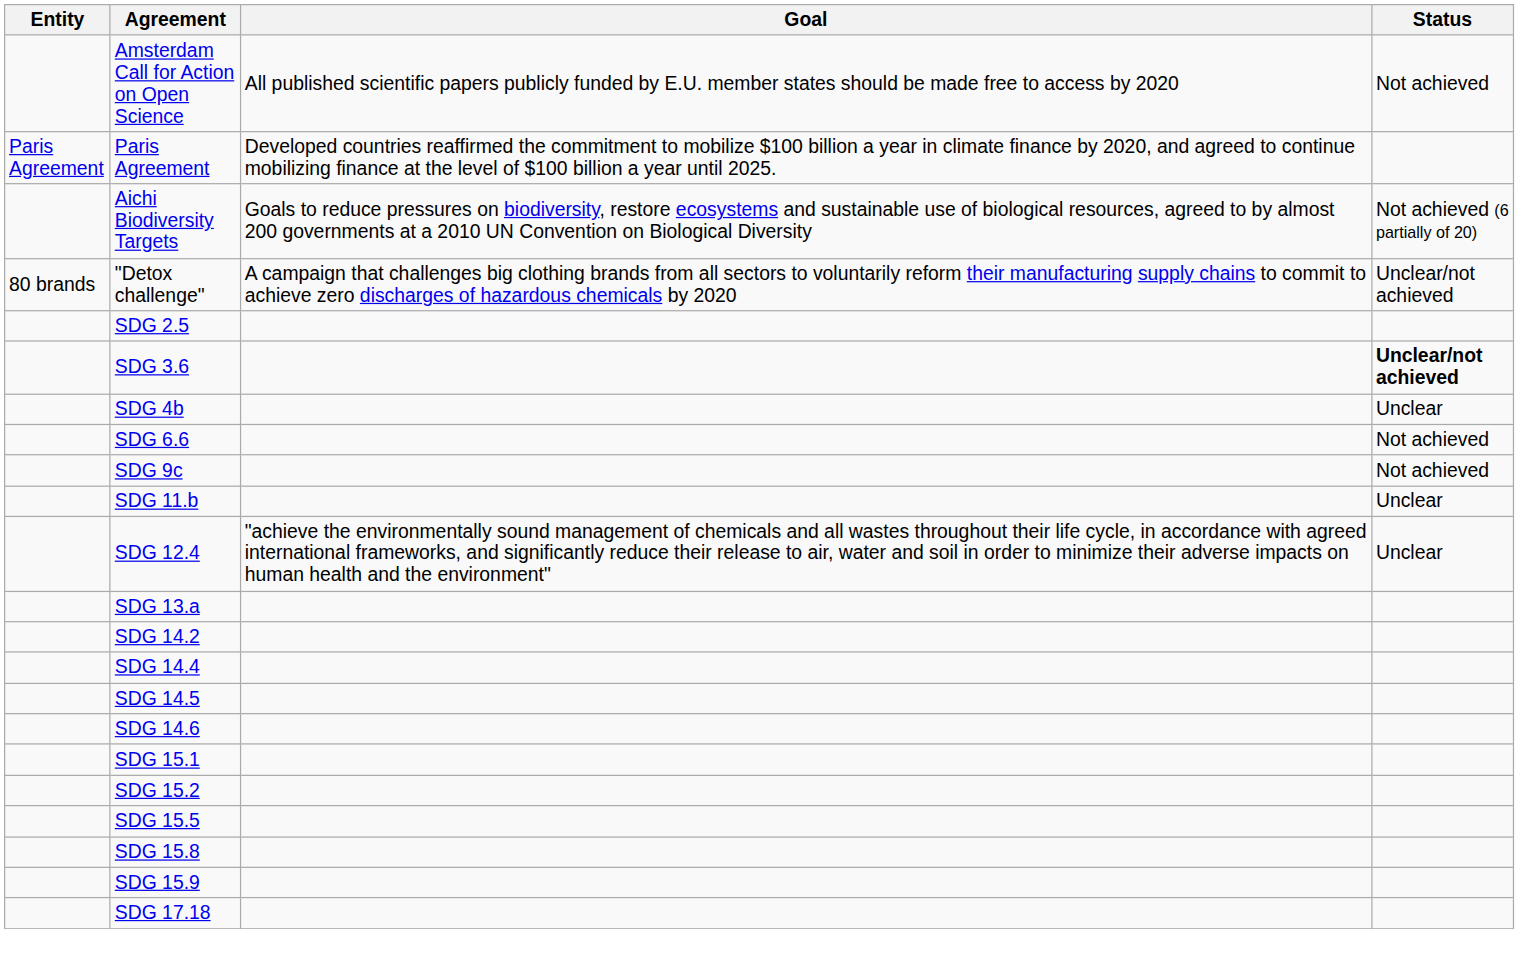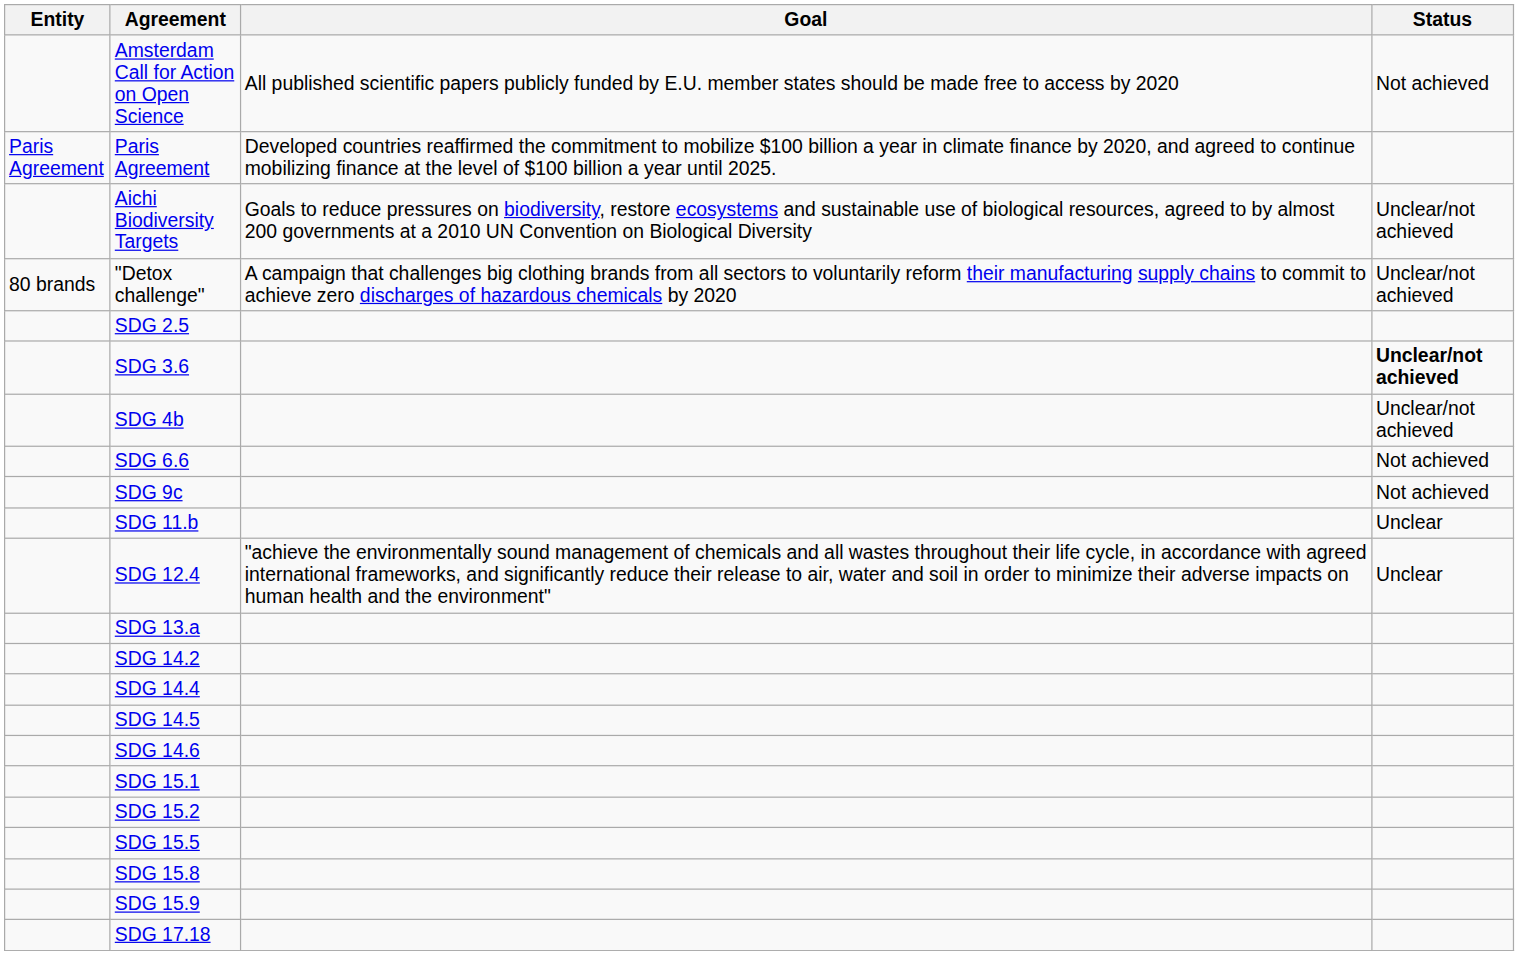(1442, 220) Not achieved (6 partially of 20) -> (1425, 220) Unclear/not achieved
(1409, 409) Unclear -> (1425, 419) Unclear/not achieved
